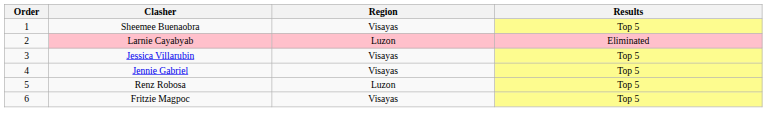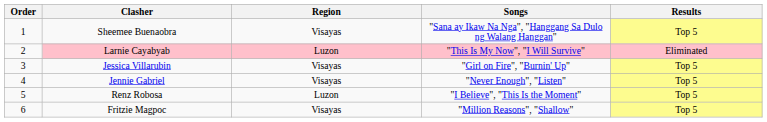+ column: (516, 12)
